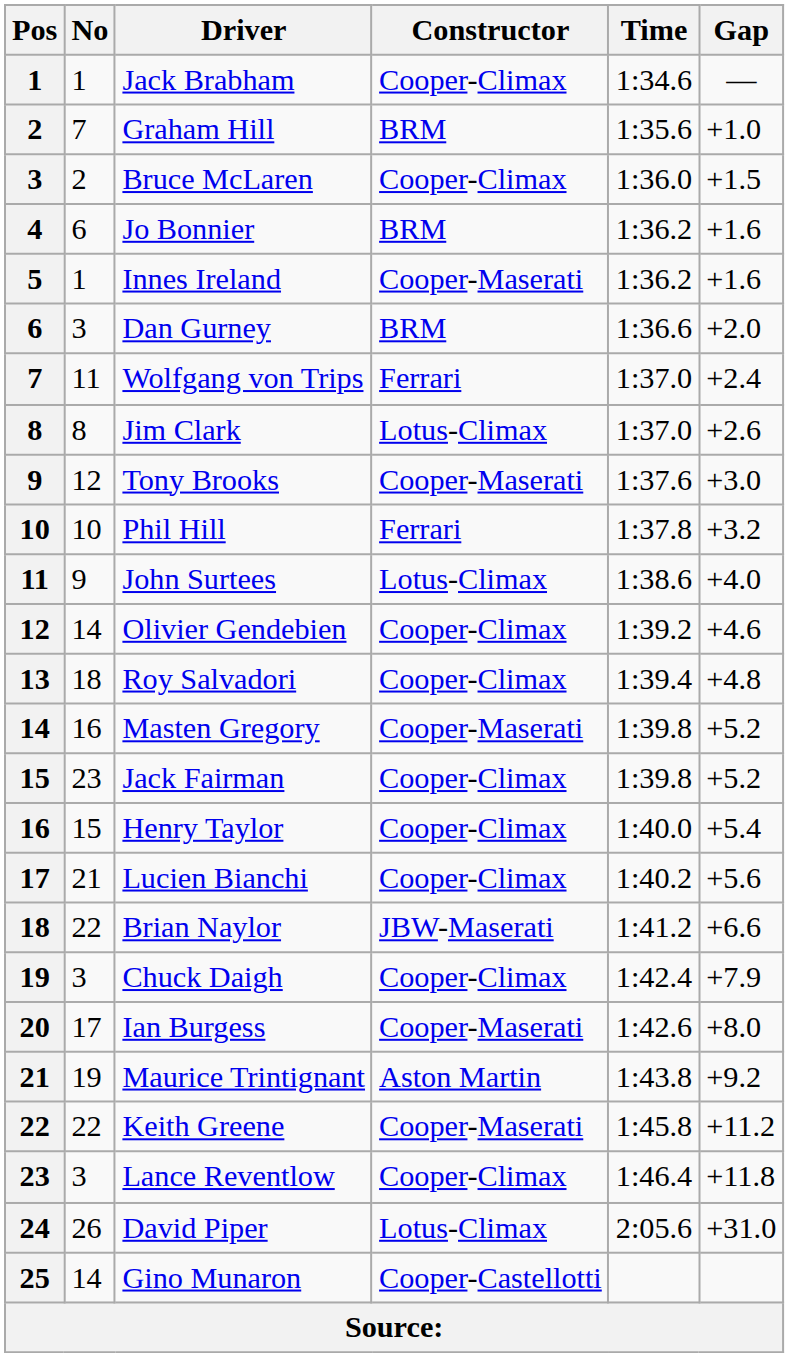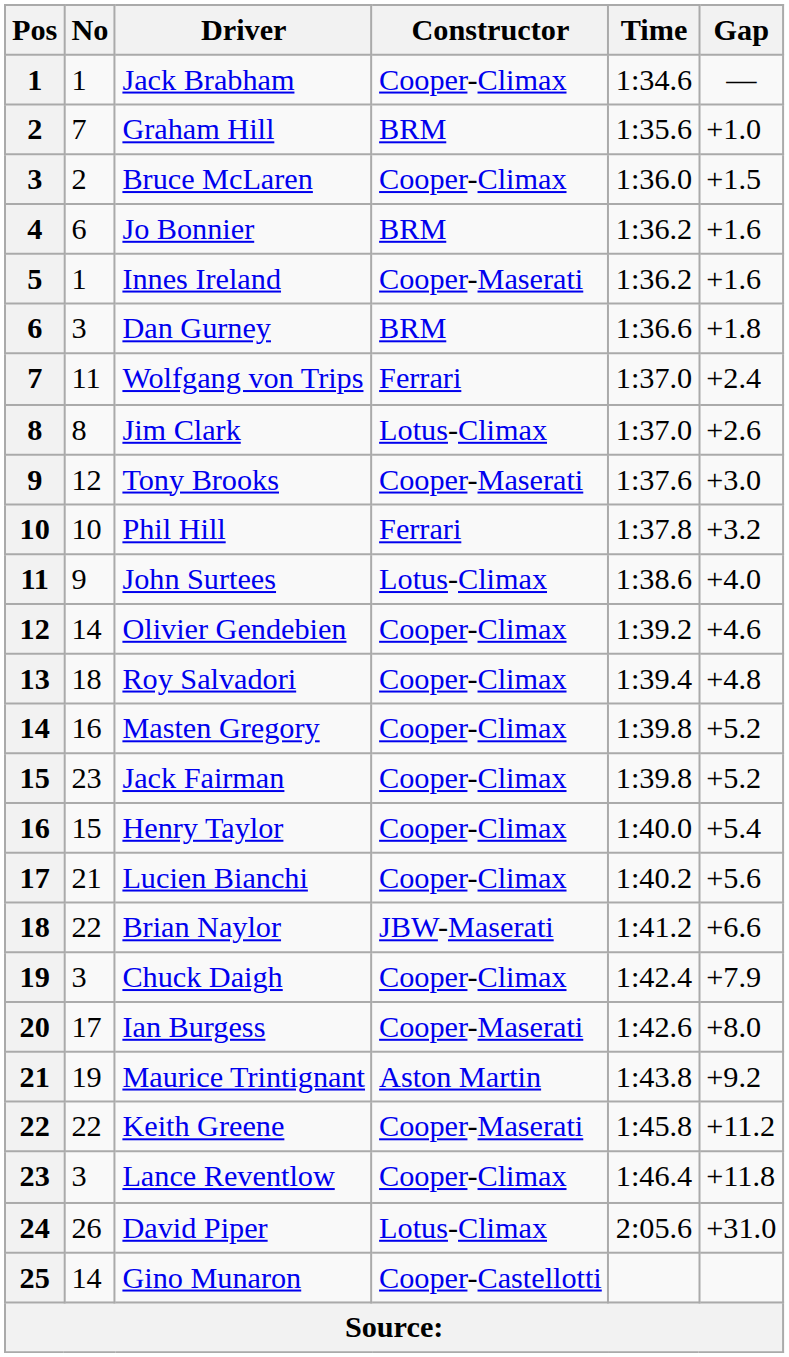(734, 328) +2.0 -> (734, 328) +1.8
(481, 727) Cooper-Maserati -> (473, 727) Cooper-Climax
